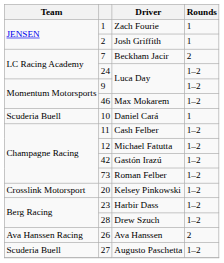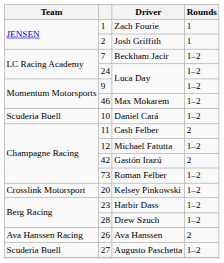(189, 56) 2 -> (194, 56) 1–2
(189, 116) 1 -> (194, 116) 1–2
(194, 130) 1–2 -> (189, 130) 2
(194, 160) 1–2 -> (189, 160) 2
